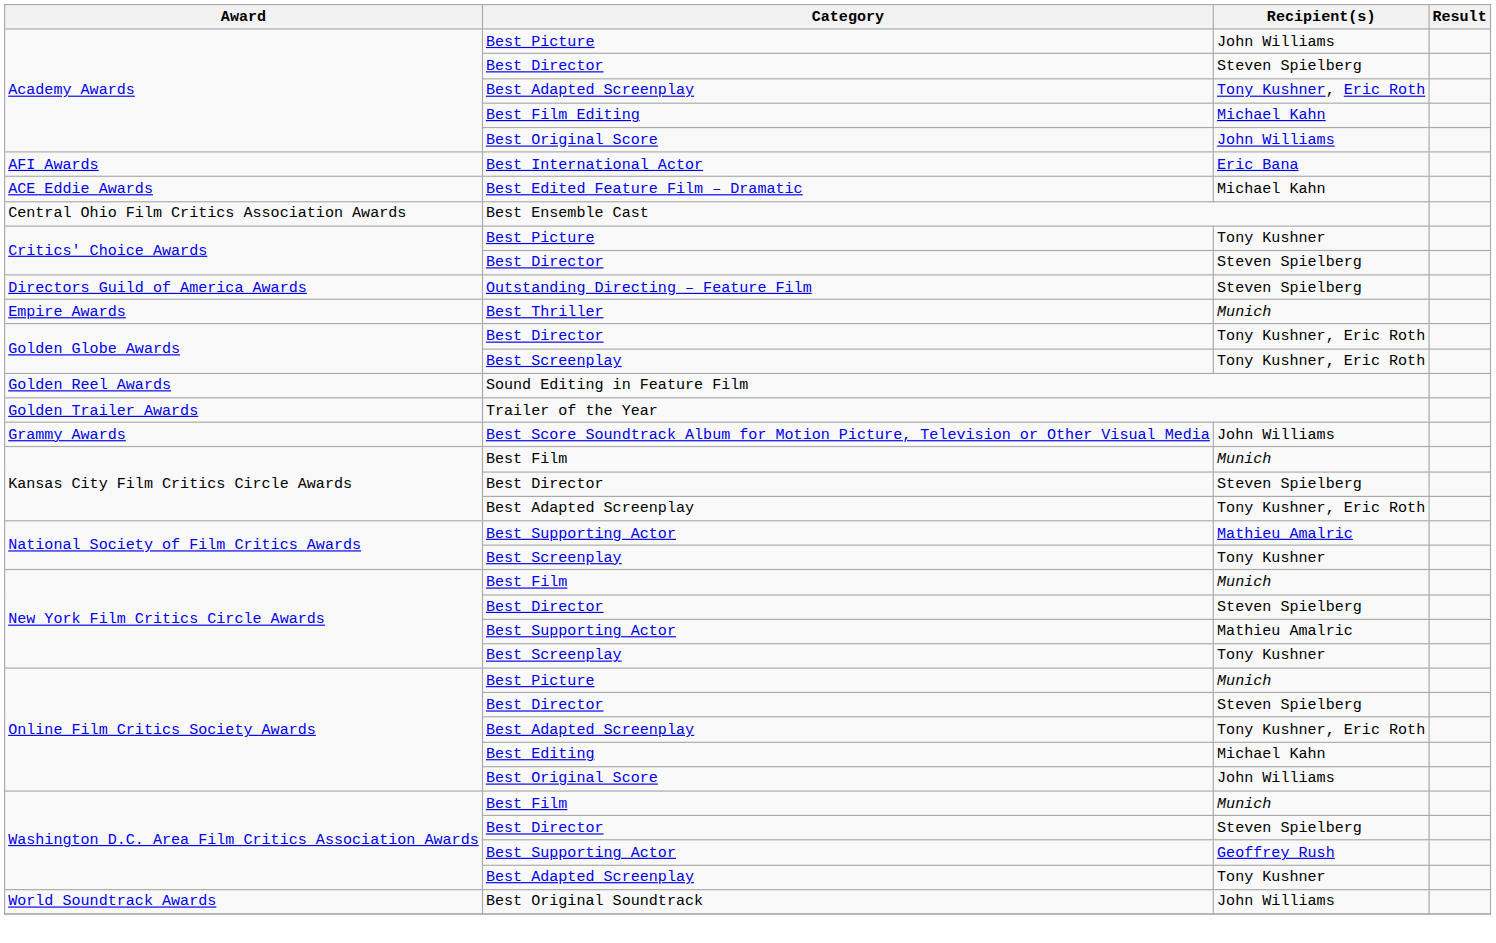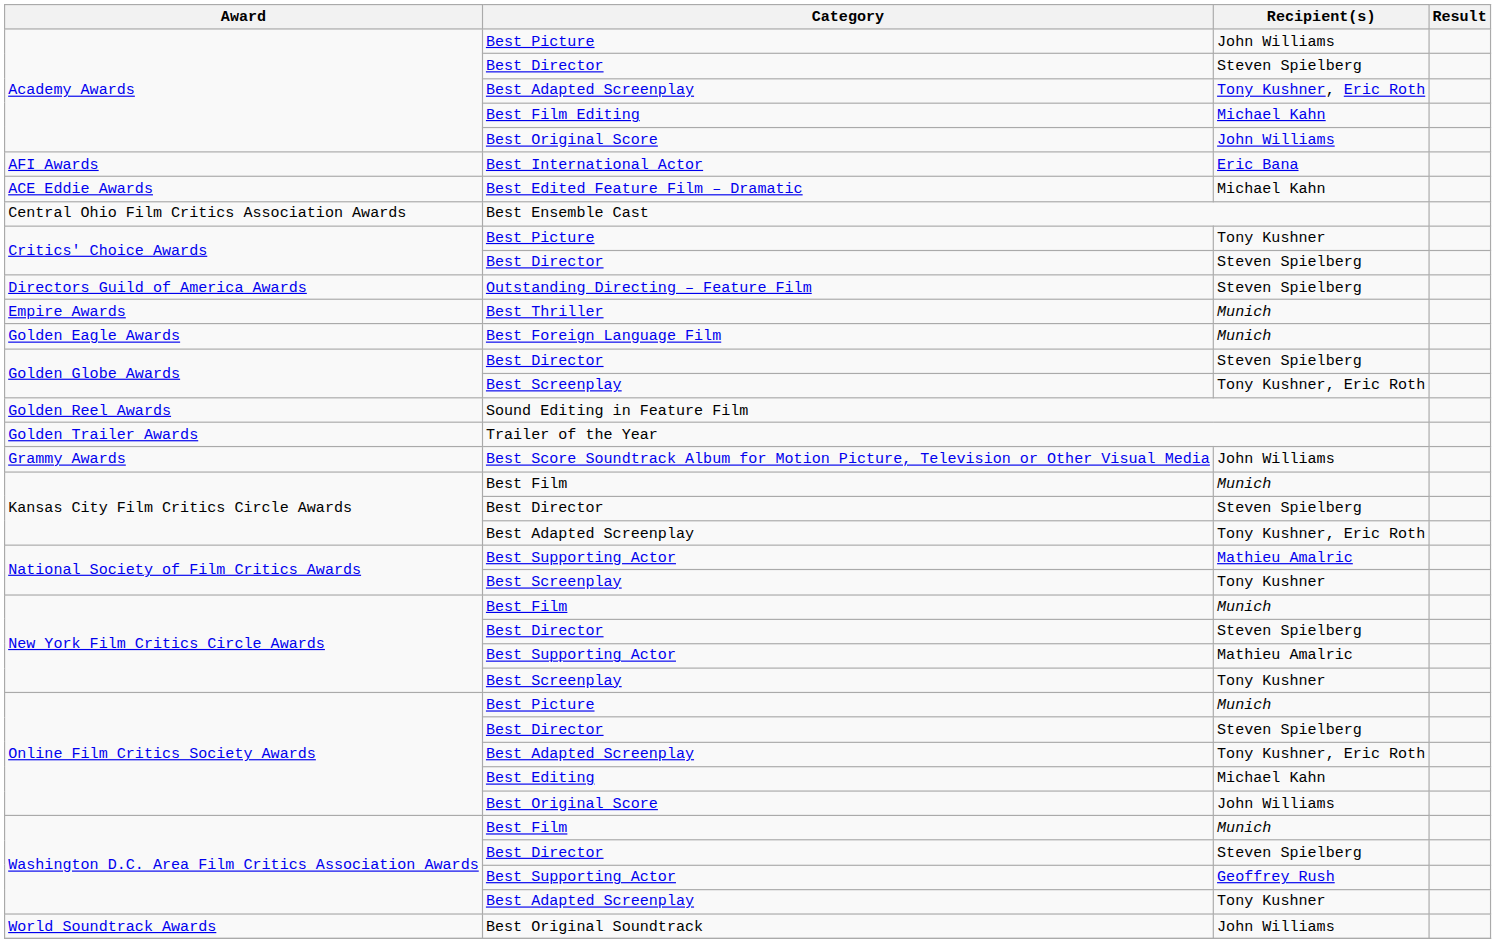+ row: (94, 336)
(1321, 336) Tony Kushner, Eric Roth -> (1289, 361) Steven Spielberg
